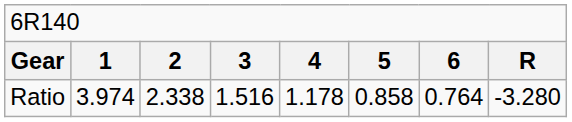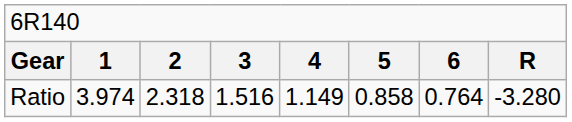(175, 97) 2.338 -> (175, 97) 2.318
(314, 97) 1.178 -> (314, 97) 1.149
